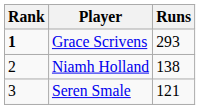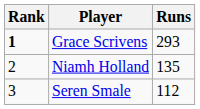(168, 66) 138 -> (168, 66) 135
(168, 91) 121 -> (168, 91) 112
